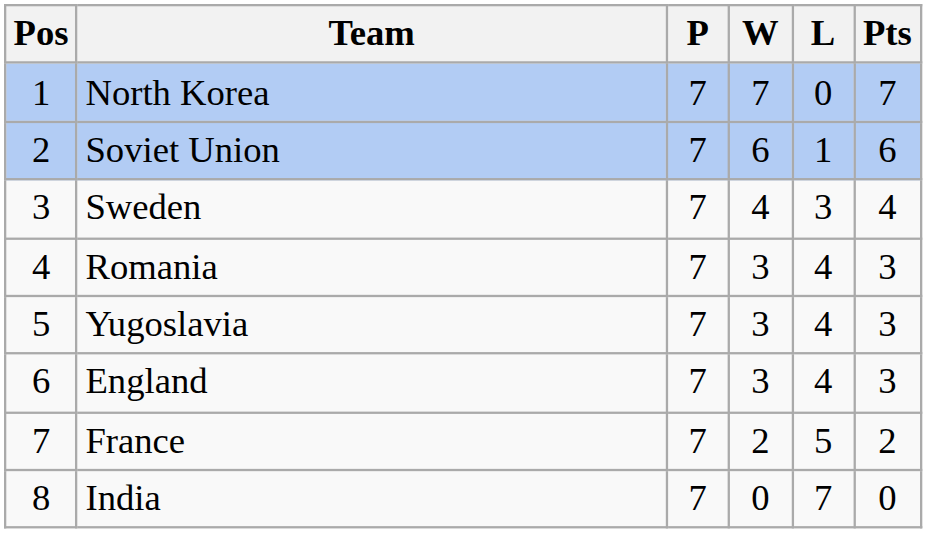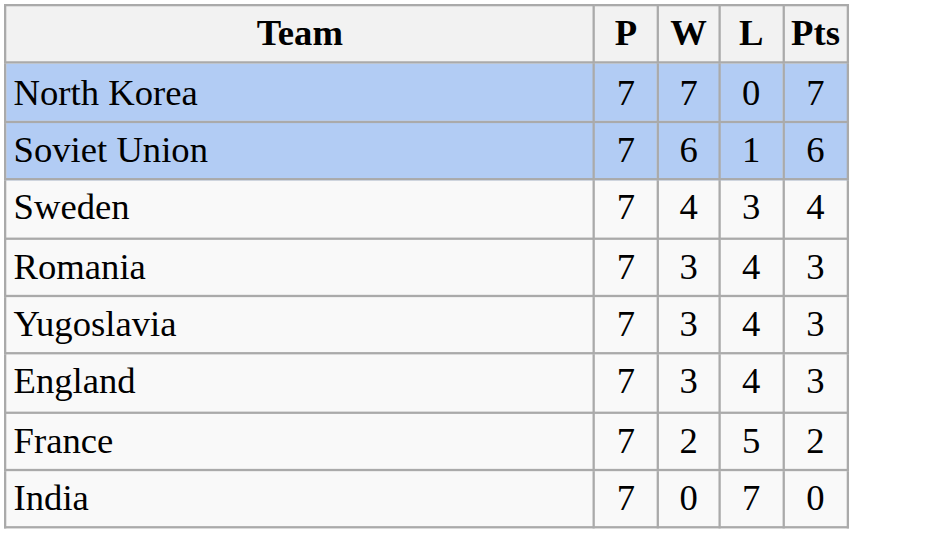- column: (41, 33)
